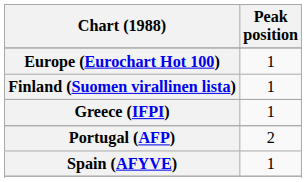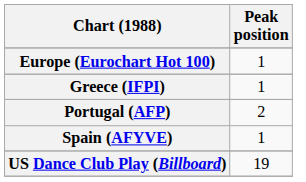- row: (122, 86)
+ row: (117, 163)
